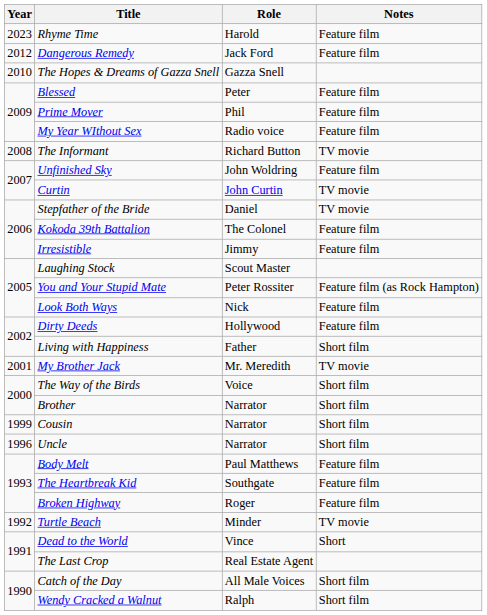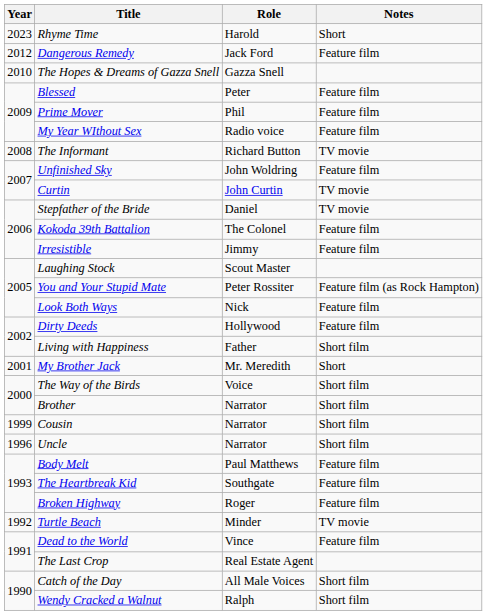(349, 33) Feature film -> (332, 33) Short
(344, 365) TV movie -> (332, 365) Short
(332, 541) Short -> (349, 541) Feature film
